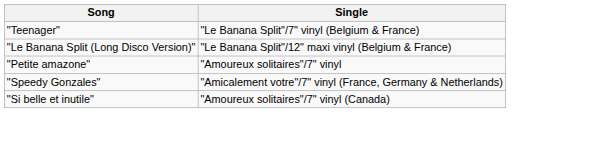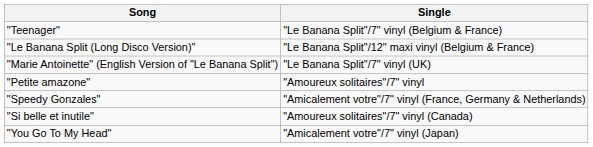+ row: (142, 64)
+ row: (59, 133)
